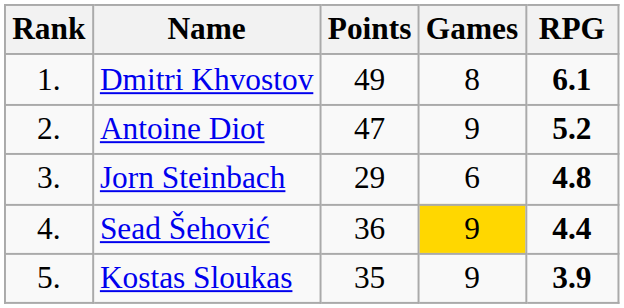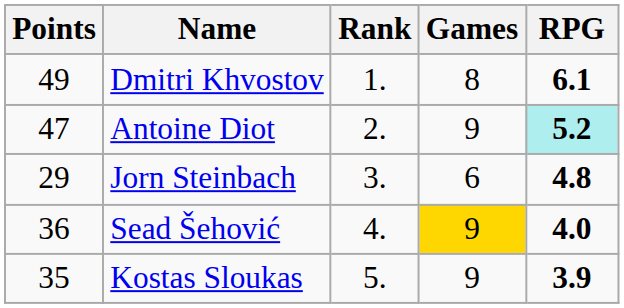columns swapped: (49, 29) <-> (370, 29)
(572, 128) no background -> (572, 128) paleturquoise background
(572, 228) 4.4 -> (572, 228) 4.0
